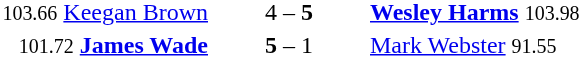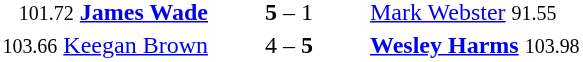rows swapped: (105, 11) <-> (113, 44)
